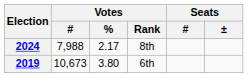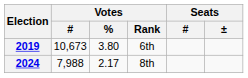rows swapped: (28, 64) <-> (28, 47)
